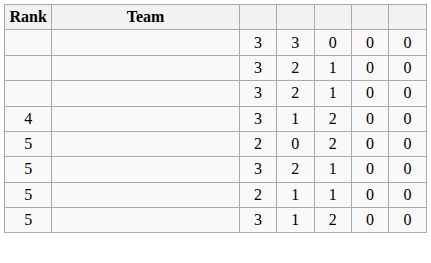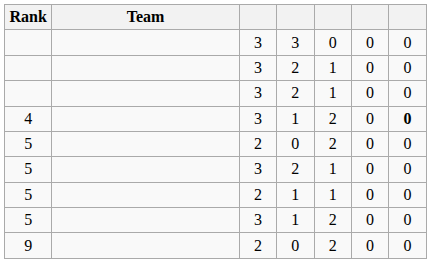(407, 118) normal -> (407, 118) bold
+ row: (28, 245)
